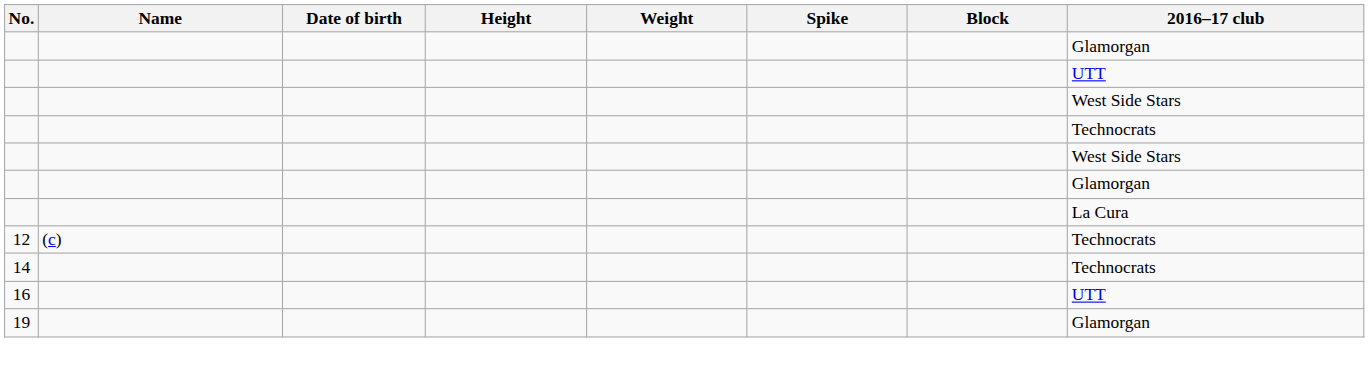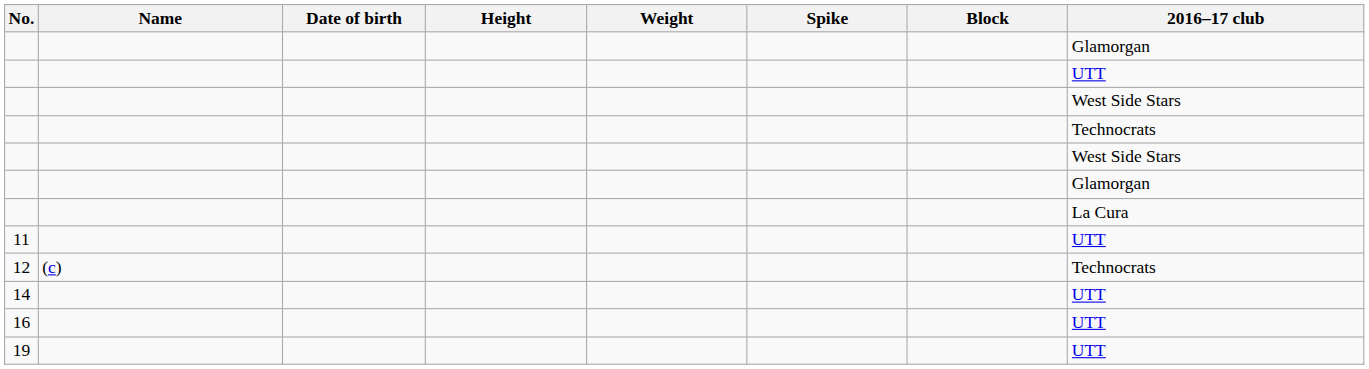+ row: (21, 239)
(1114, 267) Technocrats -> (1089, 294) UTT
(1111, 322) Glamorgan -> (1089, 350) UTT
